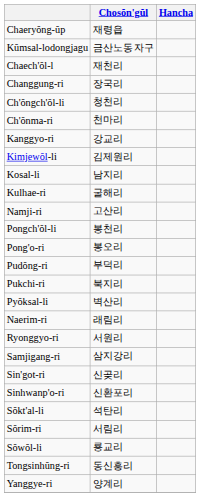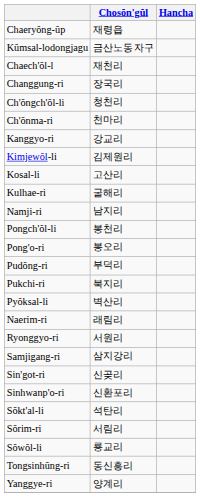(108, 174) 남지리 -> (108, 174) 고산리
(108, 211) 고산리 -> (108, 211) 남지리
